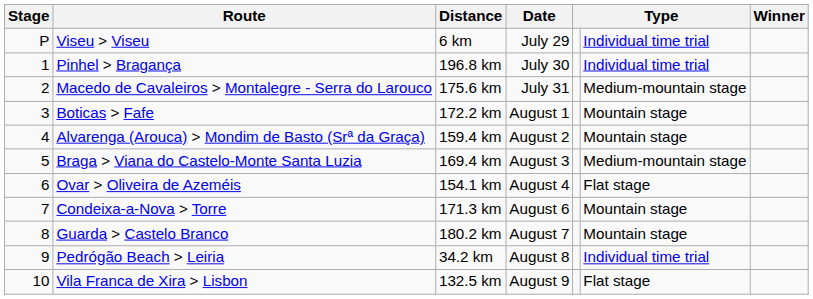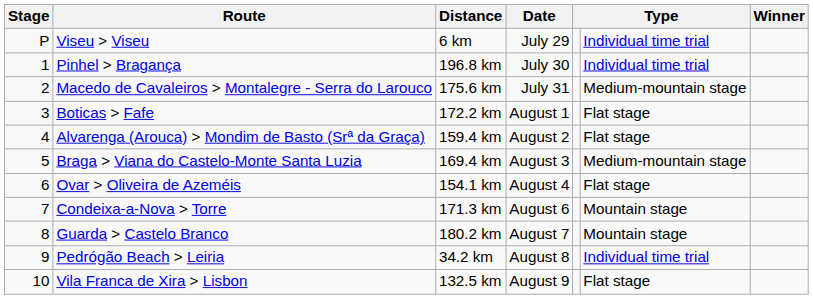(635, 112) Mountain stage -> (617, 112) Flat stage
(635, 137) Mountain stage -> (617, 137) Flat stage
